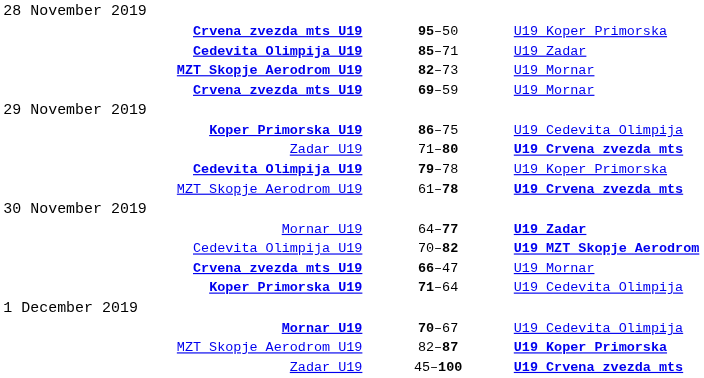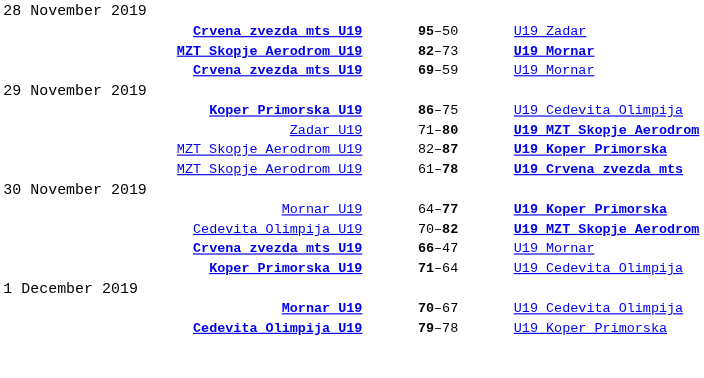(590, 31) U19 Koper Primorska -> (550, 31) U19 Zadar
- row: (278, 51)
(554, 71) normal -> (554, 51) bold
(598, 150) U19 Crvena zvezda mts -> (607, 130) U19 MZT Skopje Aerodrom
rows swapped: (278, 170) <-> (270, 348)
(550, 229) U19 Zadar -> (590, 210) U19 Koper Primorska
- row: (326, 367)
